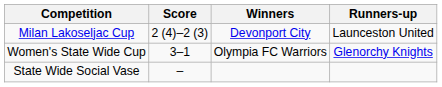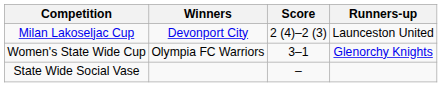columns swapped: (270, 14) <-> (180, 14)
